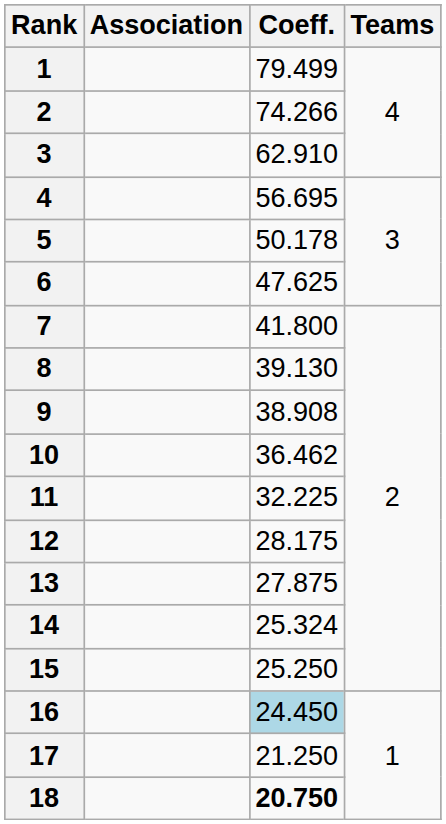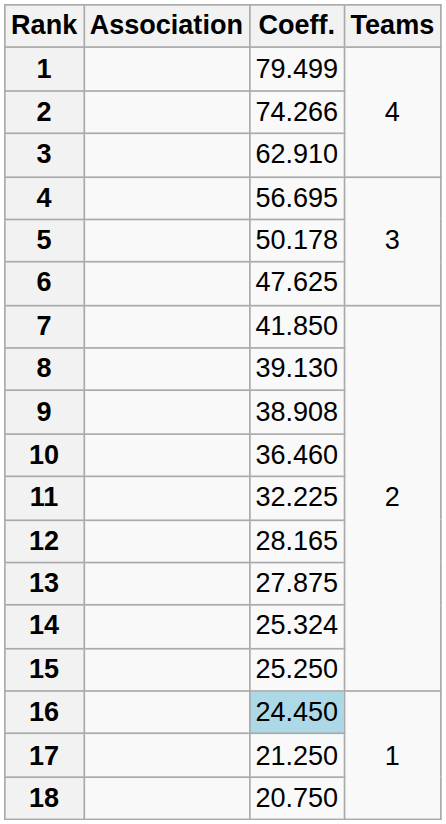(297, 326) 41.800 -> (297, 326) 41.850
(297, 454) 36.462 -> (297, 454) 36.460
(297, 540) 28.175 -> (297, 540) 28.165
(297, 797) bold -> (297, 797) normal
